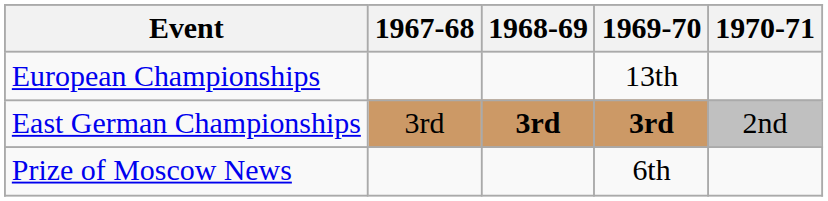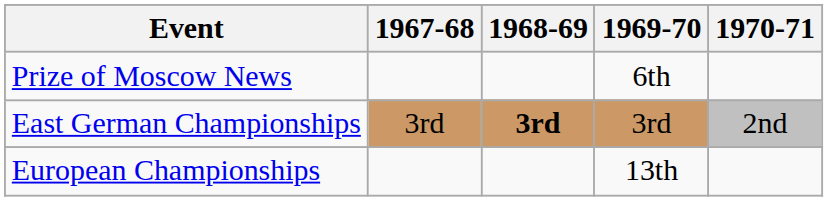rows swapped: (166, 75) <-> (152, 170)
(652, 123) bold -> (652, 123) normal
